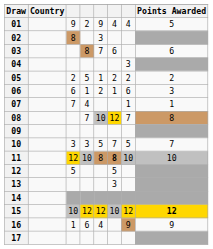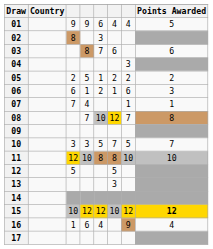(87, 24) 2 -> (87, 24) 9
(101, 24) 9 -> (101, 24) 6
(115, 158) bold -> (115, 158) normal
(172, 225) 9 -> (172, 225) 4
